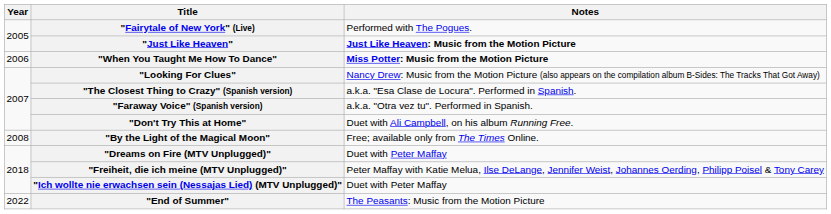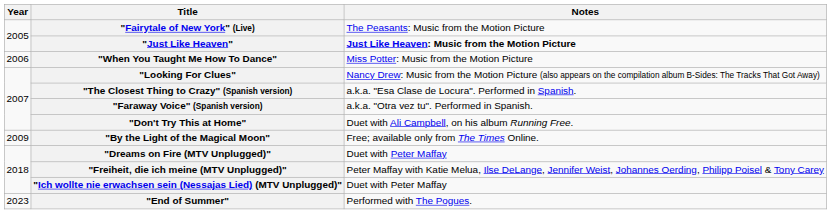(409, 28) Performed with The Pogues. -> (446, 28) The Peasants: Music from the Motion Picture
(447, 59) bold -> (440, 59) normal
(18, 138) 2008 -> (18, 138) 2009
(18, 201) 2022 -> (18, 201) 2023
(446, 201) The Peasants: Music from the Motion Picture -> (409, 201) Performed with The Pogues.
